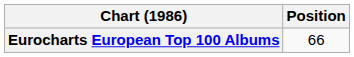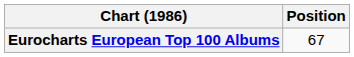(316, 40) 66 -> (316, 40) 67
